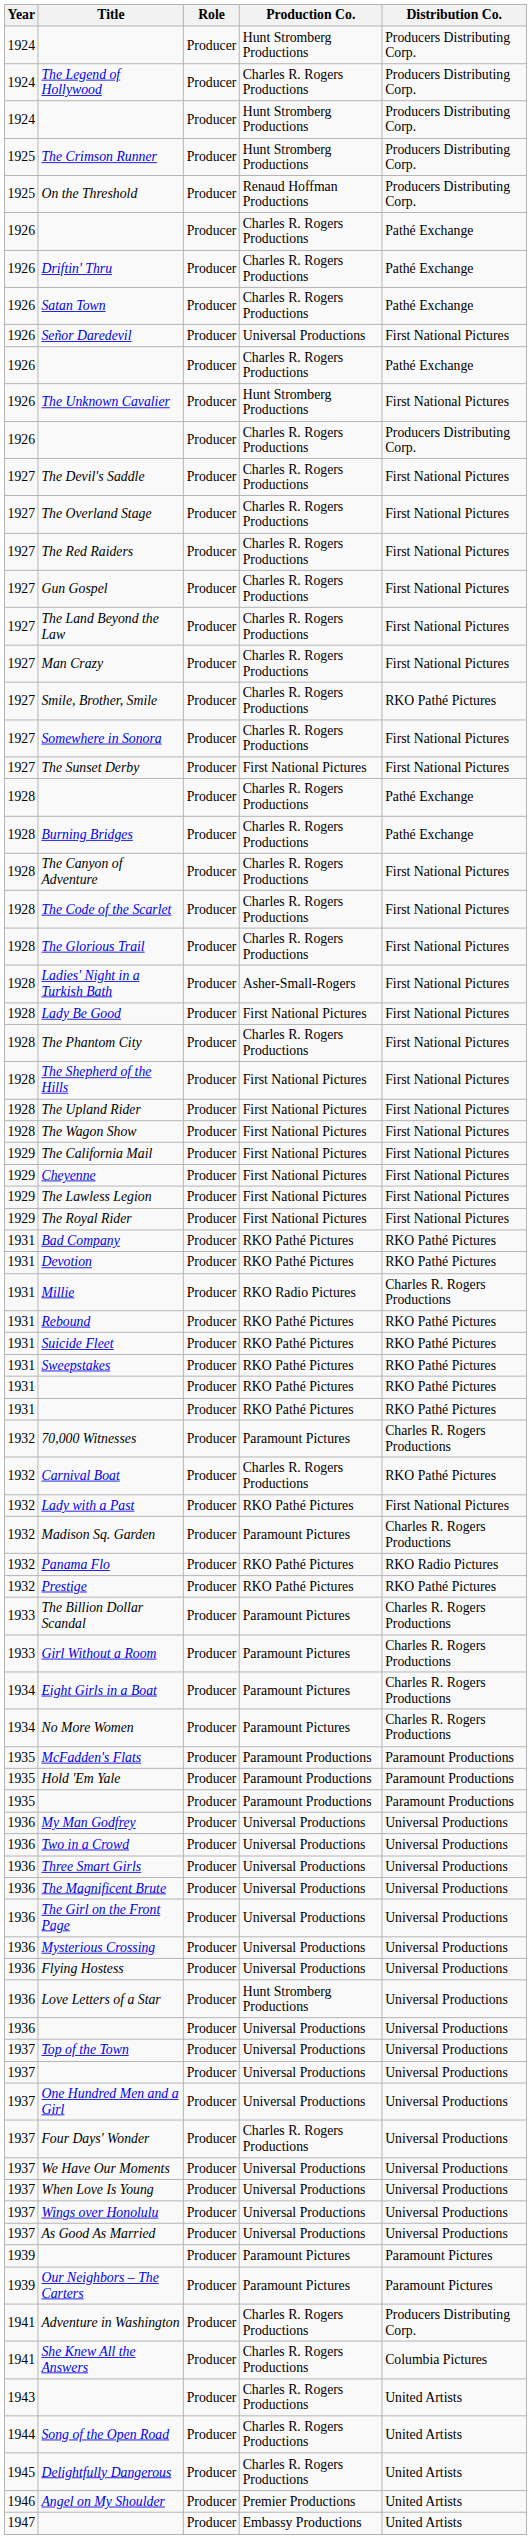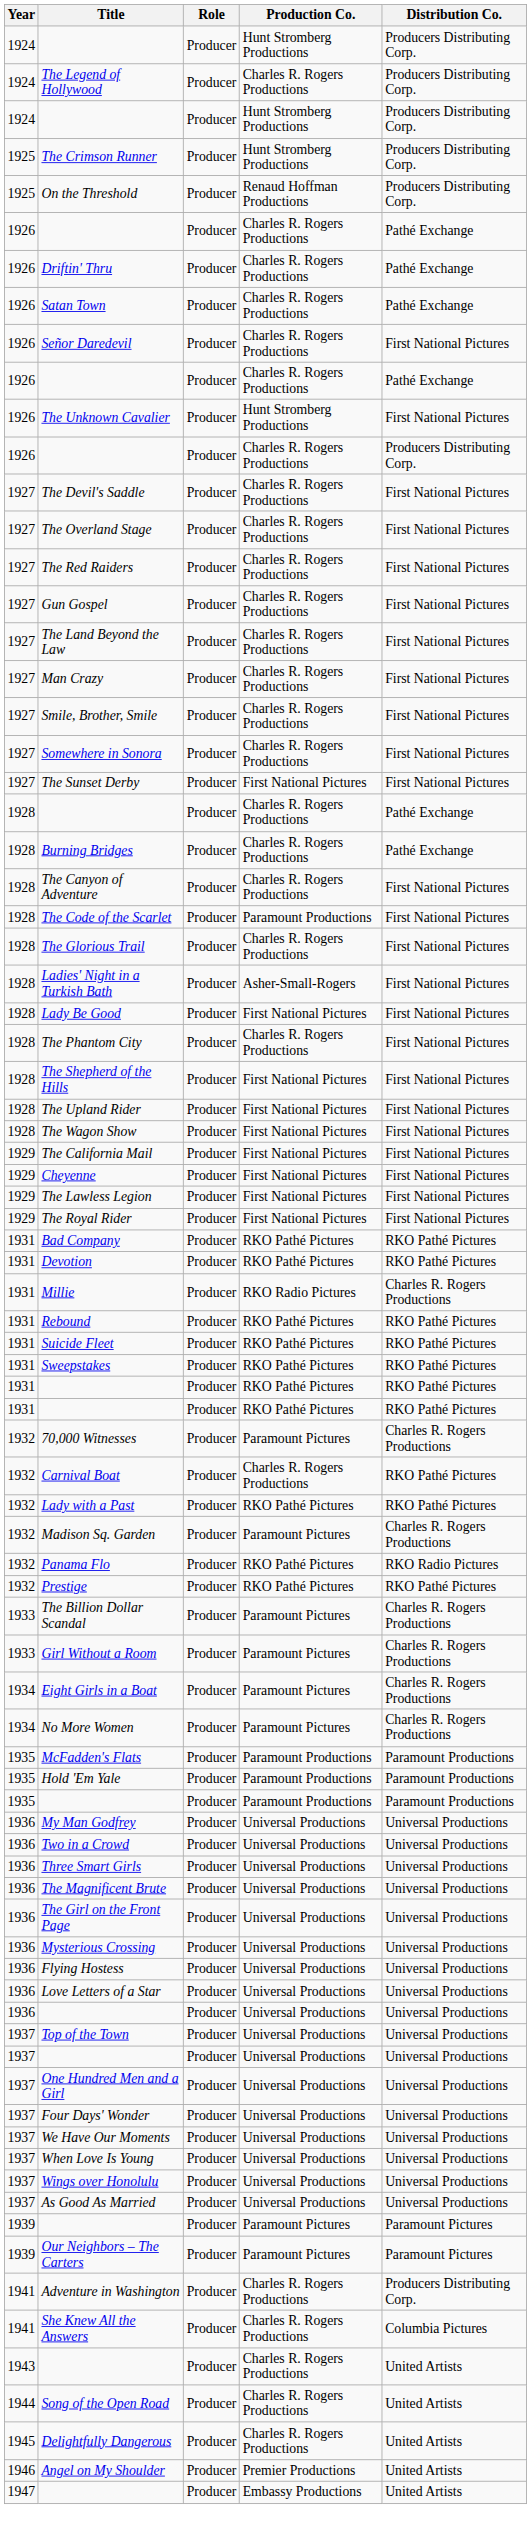(304, 335) Universal Productions -> (293, 343) Charles R. Rogers Productions
(441, 700) RKO Pathé Pictures -> (447, 716) First National Pictures
(293, 909) Charles R. Rogers Productions -> (307, 917) Paramount Productions
(447, 1505) First National Pictures -> (441, 1505) RKO Pathé Pictures
(287, 1998) Hunt Stromberg Productions -> (304, 1991) Universal Productions
(293, 2138) Charles R. Rogers Productions -> (304, 2115) Universal Productions
